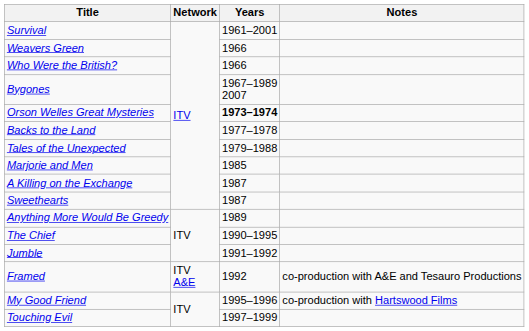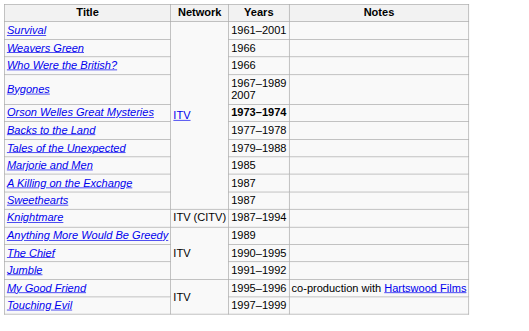+ row: (35, 218)
- row: (26, 277)
